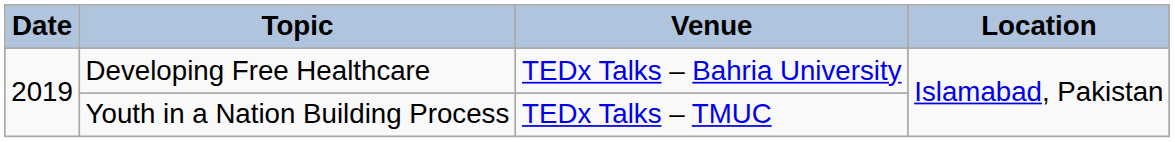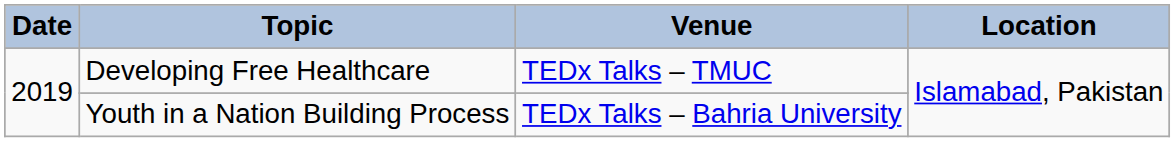(712, 70) TEDx Talks – Bahria University -> (647, 70) TEDx Talks – TMUC
(647, 114) TEDx Talks – TMUC -> (712, 114) TEDx Talks – Bahria University
